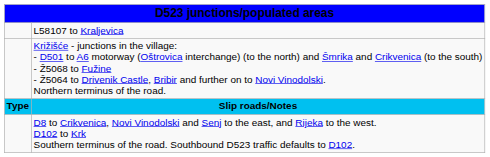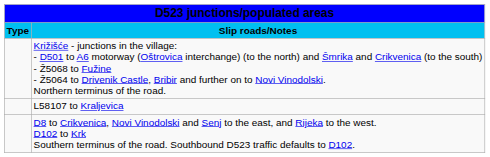rows swapped: (258, 106) <-> (79, 30)
